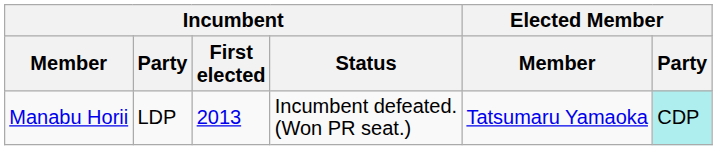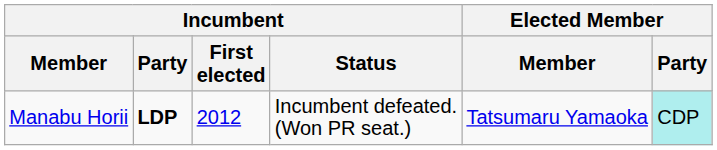(157, 117) normal -> (157, 117) bold
(219, 117) 2013 -> (219, 117) 2012
